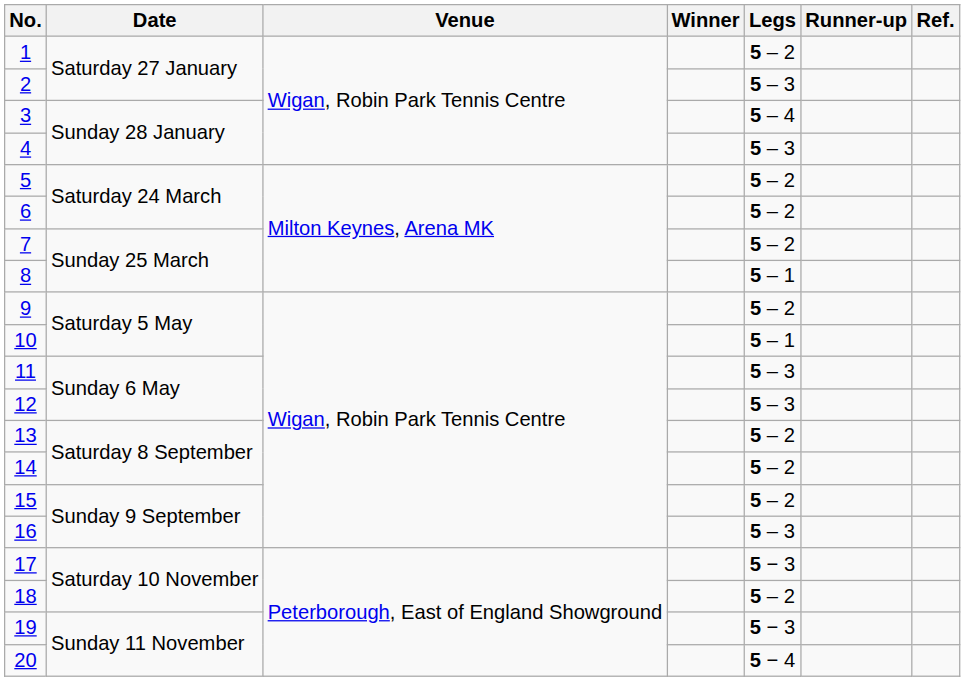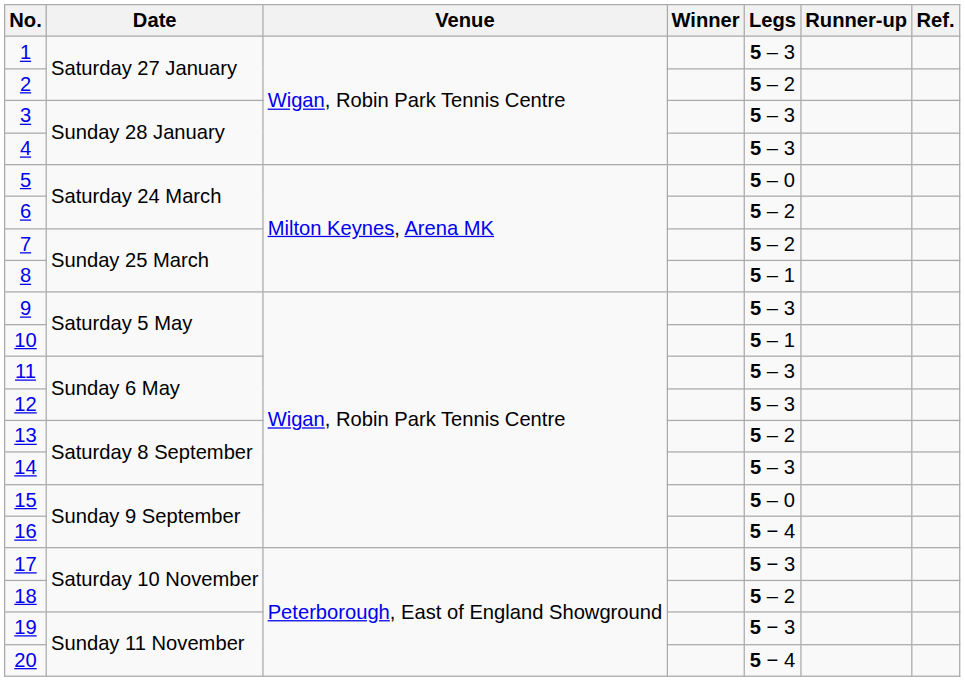(772, 52) 5 – 2 -> (772, 52) 5 – 3
(772, 84) 5 – 3 -> (772, 84) 5 – 2
(772, 116) 5 – 4 -> (772, 116) 5 – 3
(772, 180) 5 – 2 -> (772, 180) 5 – 0
(772, 308) 5 – 2 -> (772, 308) 5 – 3
(772, 468) 5 – 2 -> (772, 468) 5 – 3
(772, 500) 5 – 2 -> (772, 500) 5 – 0
(772, 532) 5 – 3 -> (772, 532) 5 − 4
